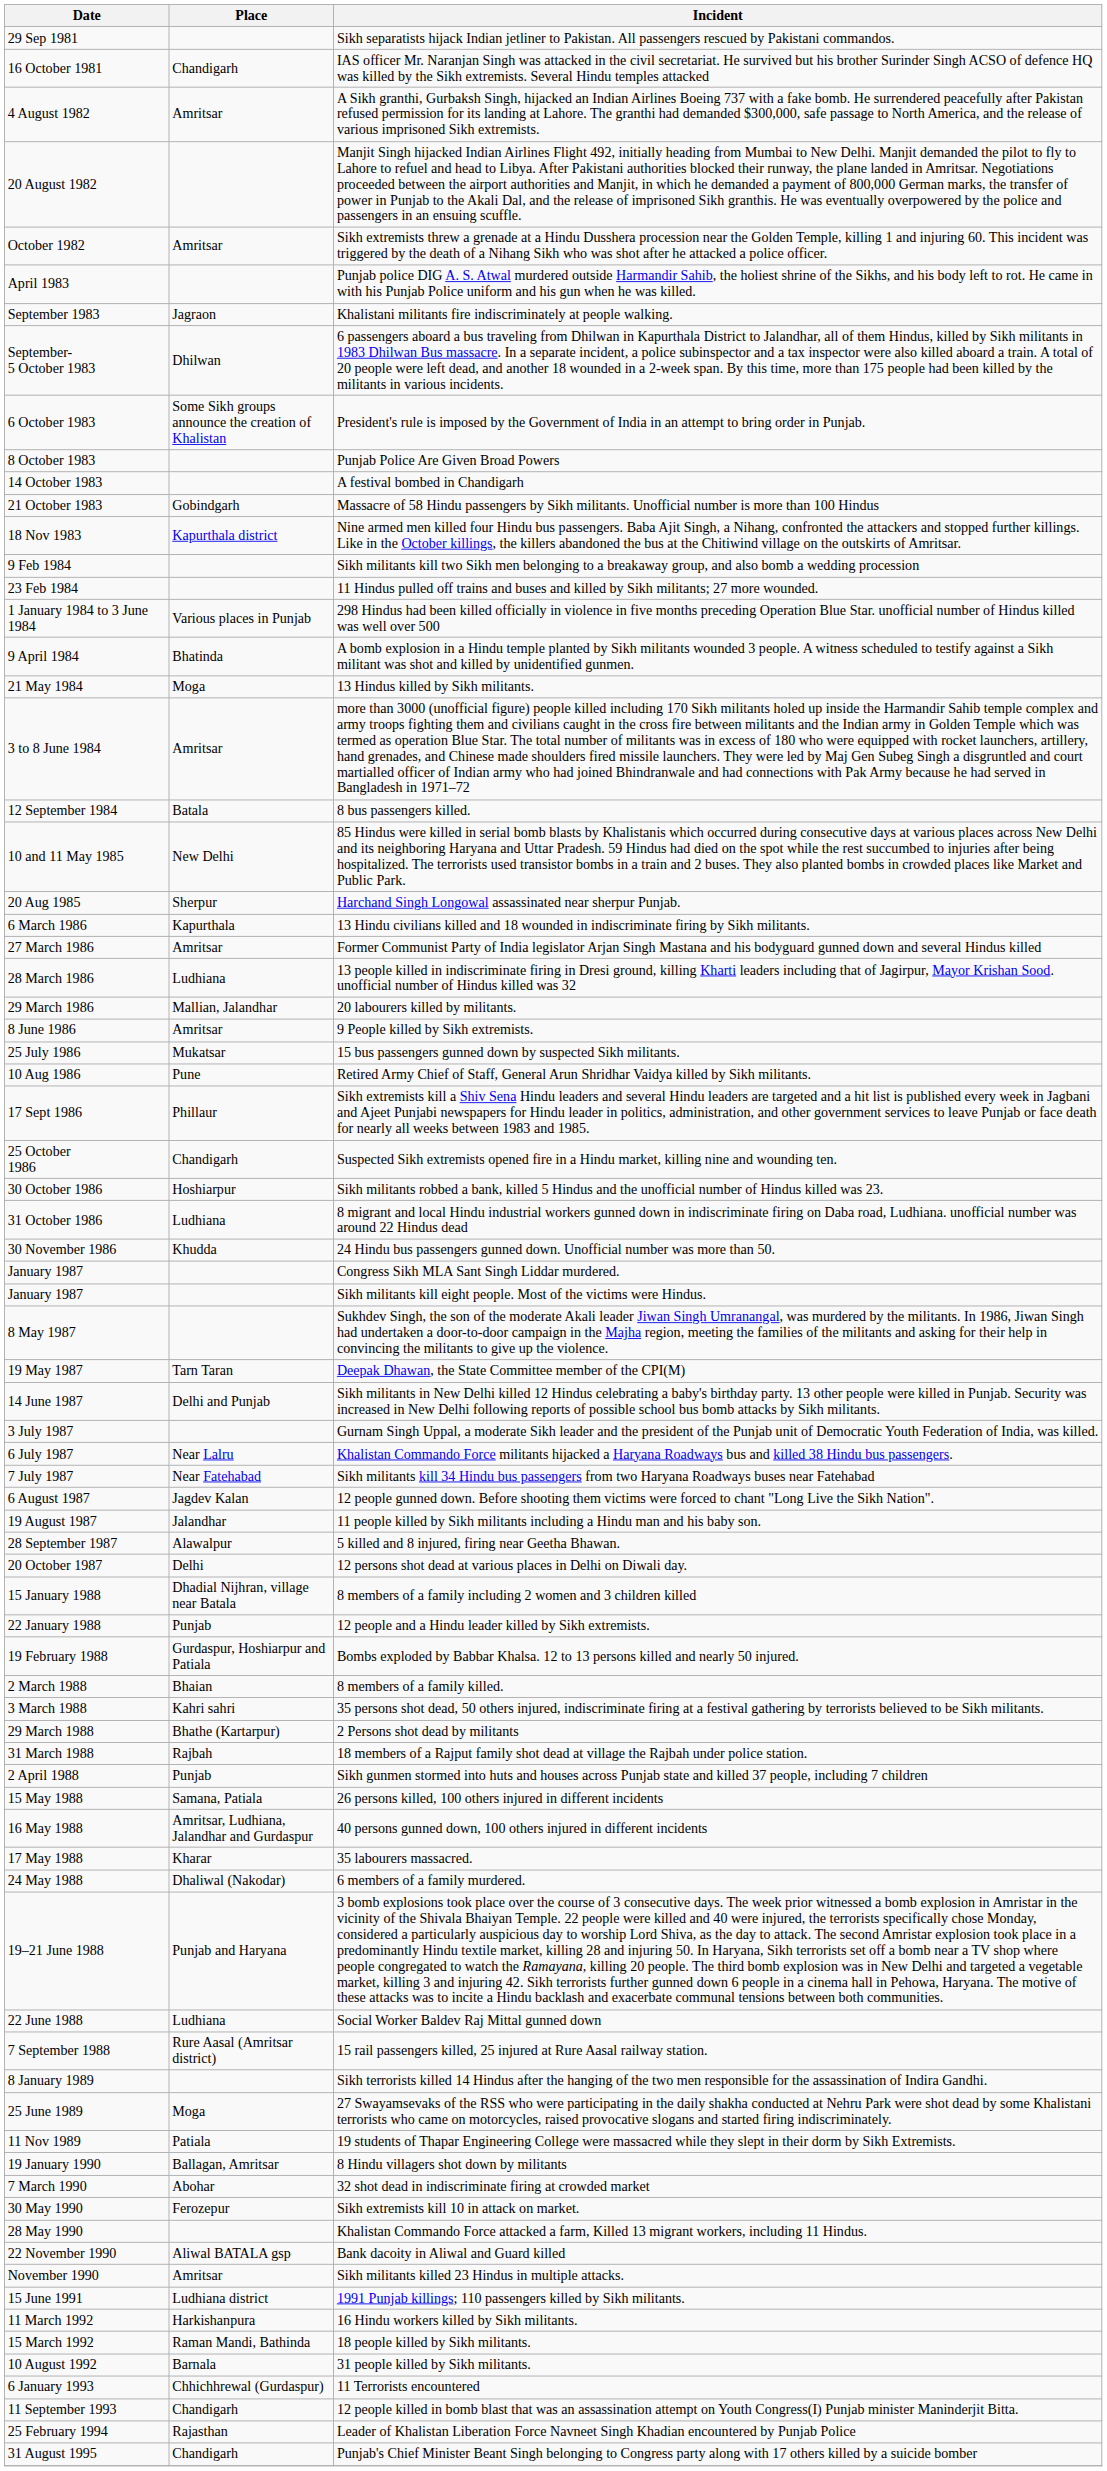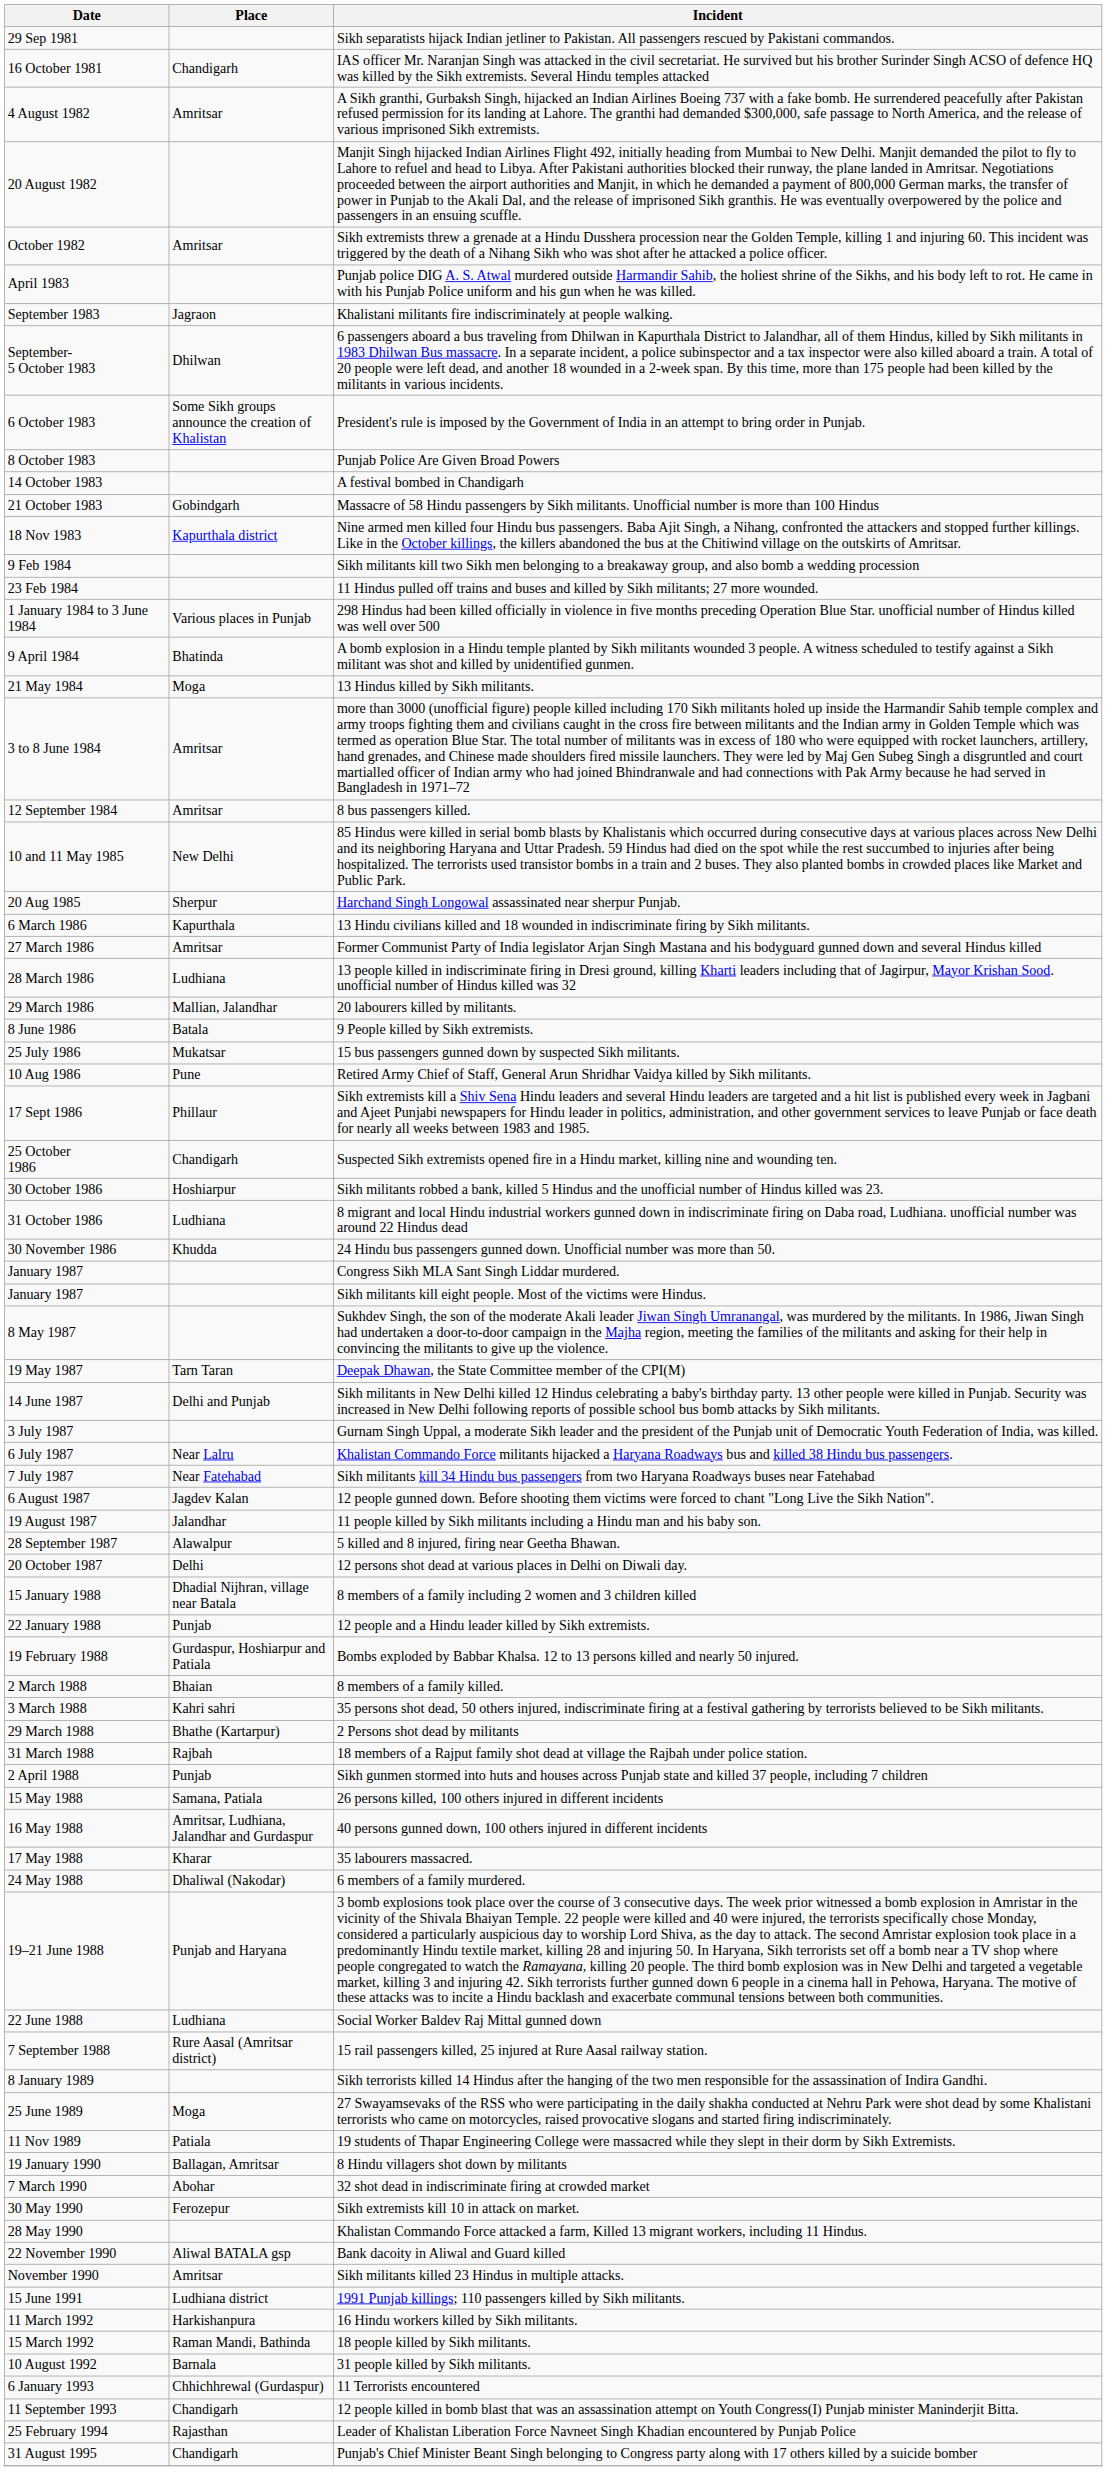(190, 810) Batala -> (197, 810) Amritsar
(197, 1030) Amritsar -> (190, 1030) Batala
